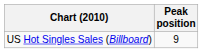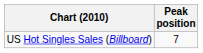(176, 39) 9 -> (176, 39) 7
